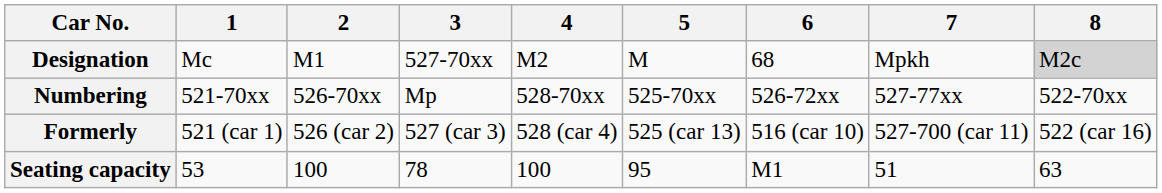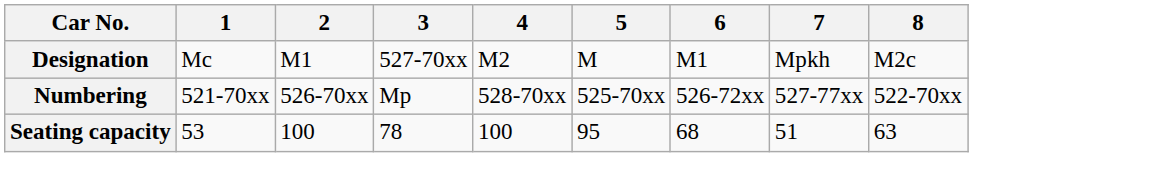(763, 59) 68 -> (692, 59) M1
(1060, 59) lightgrey background -> (895, 59) no background
- row: (90, 132)
(767, 168) M1 -> (687, 132) 68
